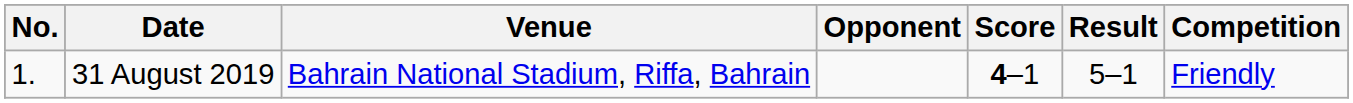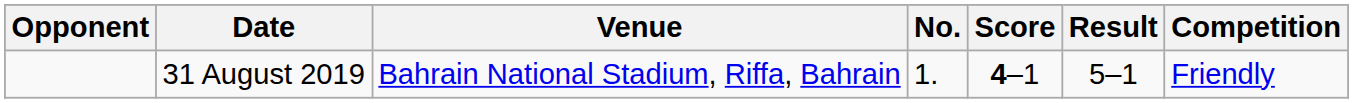columns swapped: (35, 27) <-> (892, 27)
